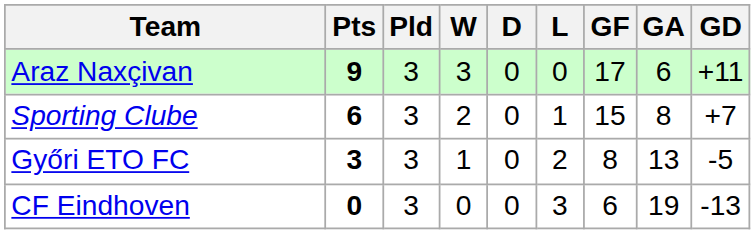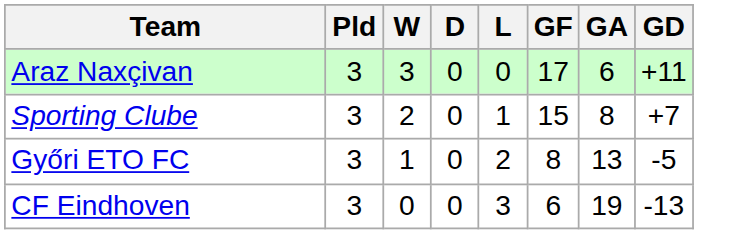- column: (354, 26)
